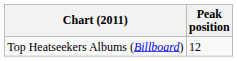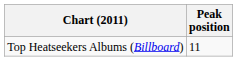(195, 46) 12 -> (195, 46) 11
